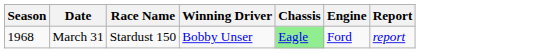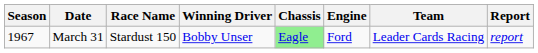+ column: (428, 15)
(21, 37) 1968 -> (21, 37) 1967
